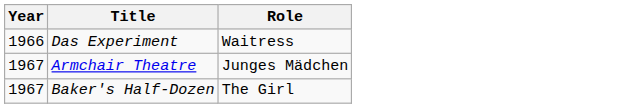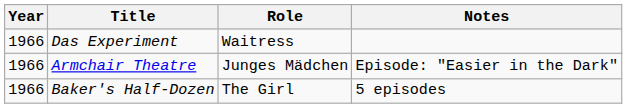+ column: (487, 17)
(26, 66) 1967 -> (26, 66) 1966
(26, 91) 1967 -> (26, 91) 1966
